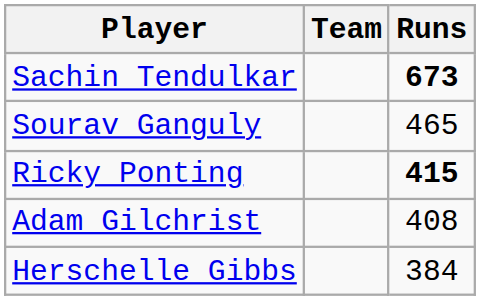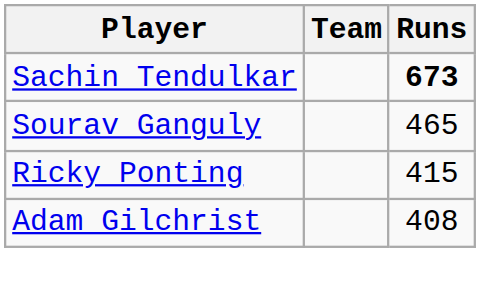(432, 174) bold -> (432, 174) normal
- row: (154, 271)
